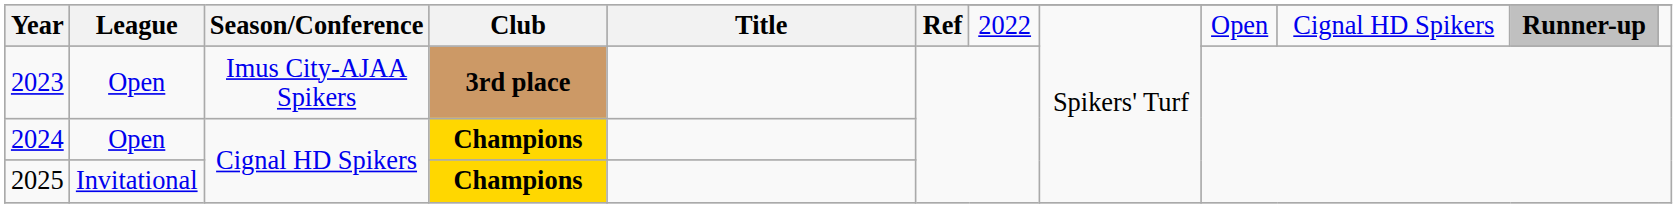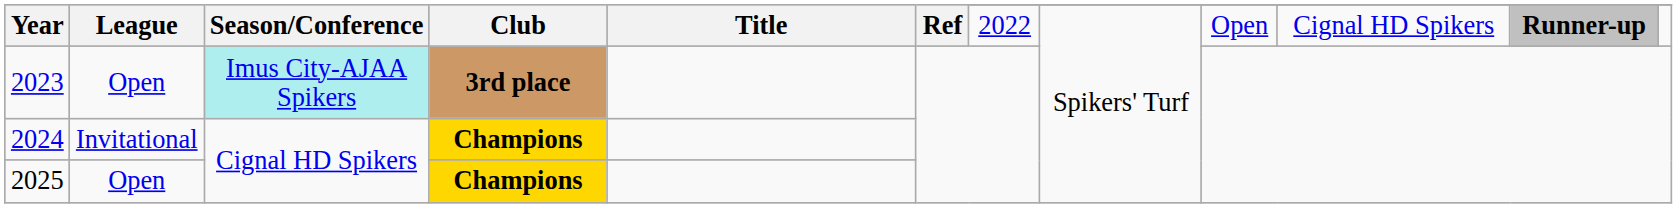(317, 82) no background -> (317, 82) paleturquoise background
(137, 138) Open -> (137, 138) Invitational
(137, 180) Invitational -> (137, 180) Open
